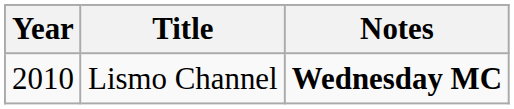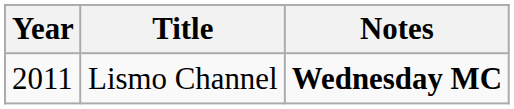(43, 77) 2010 -> (42, 77) 2011
